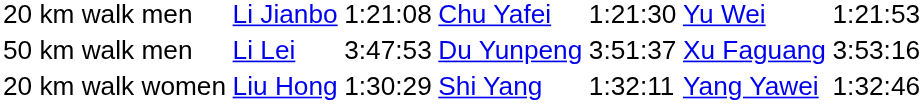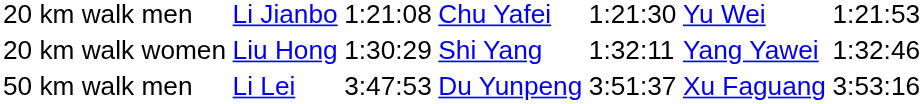rows swapped: (98, 50) <-> (114, 86)
